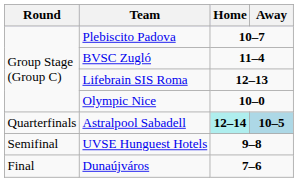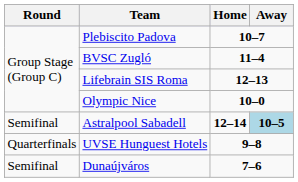(42, 123) Quarterfinals -> (33, 123) Semifinal
(230, 123) paleturquoise background -> (230, 123) no background
(33, 144) Semifinal -> (42, 144) Quarterfinals
(21, 166) Final -> (33, 166) Semifinal
